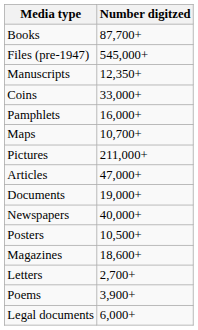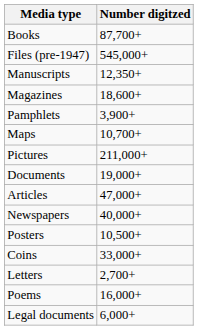rows swapped: (35, 255) <-> (22, 94)
(121, 114) 16,000+ -> (118, 114) 3,900+
rows swapped: (27, 174) <-> (36, 194)
(118, 295) 3,900+ -> (121, 295) 16,000+
